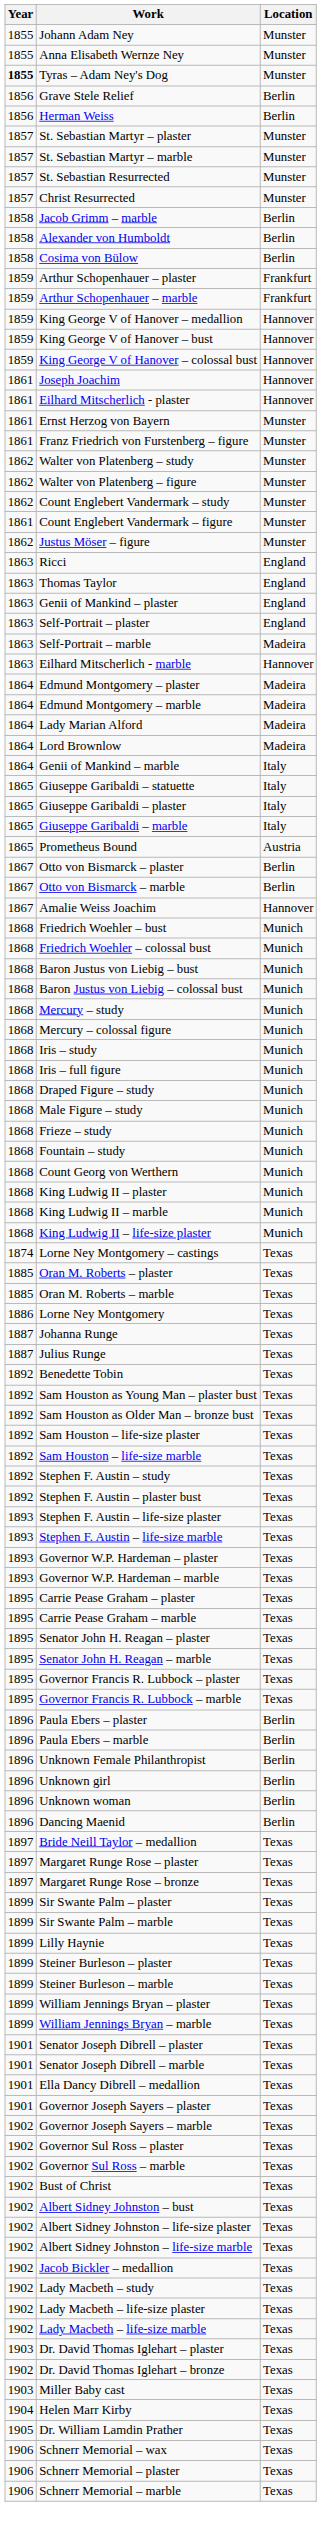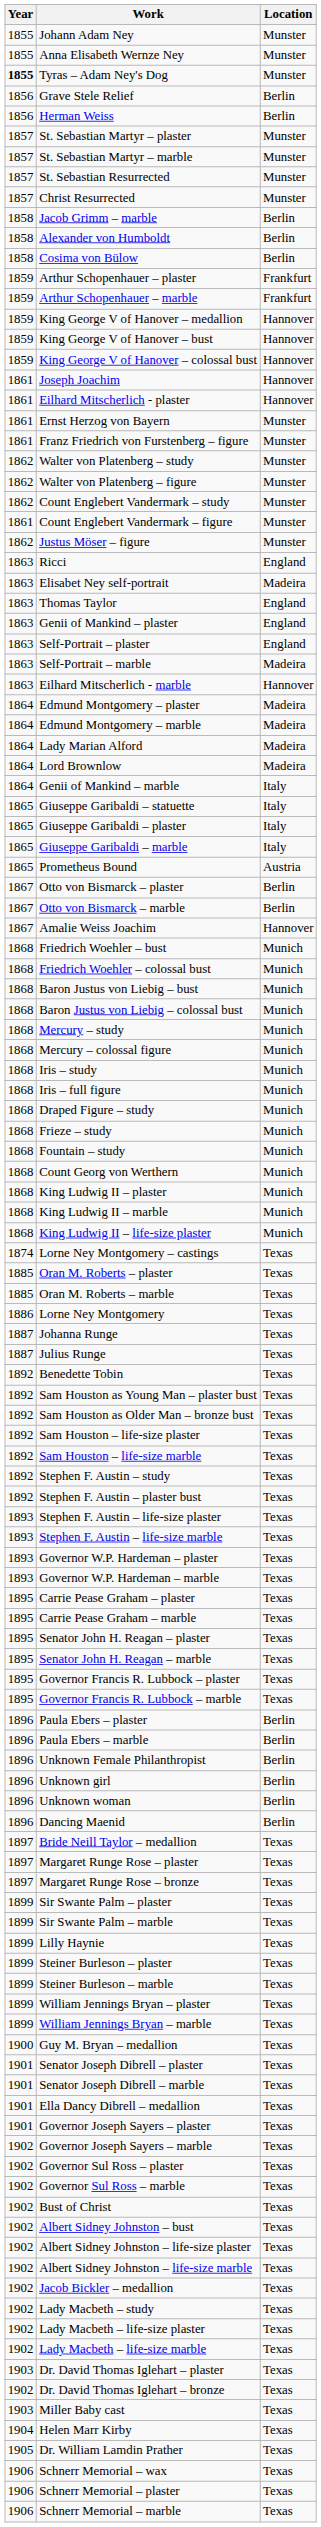+ row: (104, 583)
- row: (91, 1110)
+ row: (108, 2044)
